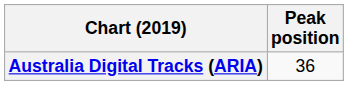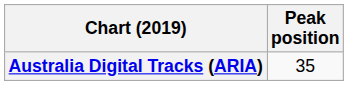(305, 66) 36 -> (305, 66) 35
